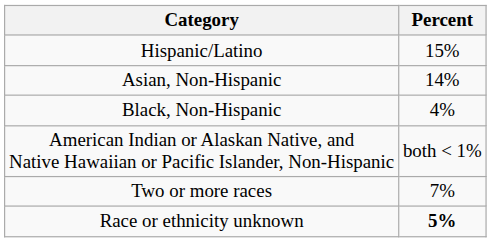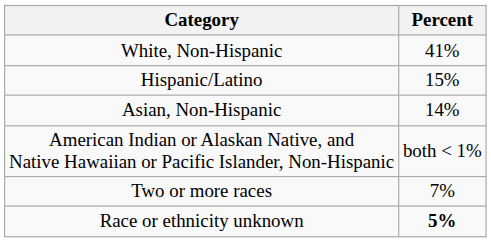+ row: (202, 50)
- row: (202, 110)
